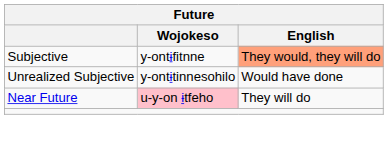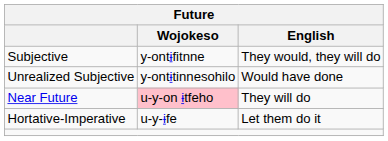(311, 56) lightsalmon background -> (311, 56) no background
+ row: (66, 118)
